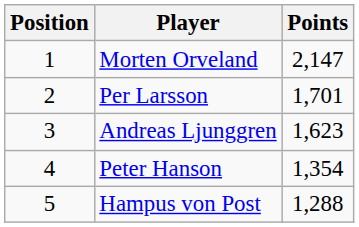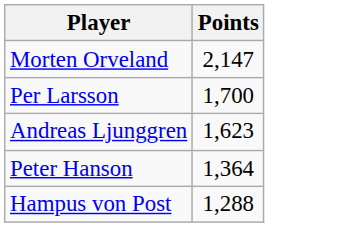- column: (49, 22)
(318, 95) 1,701 -> (228, 95) 1,700
(318, 167) 1,354 -> (228, 167) 1,364
